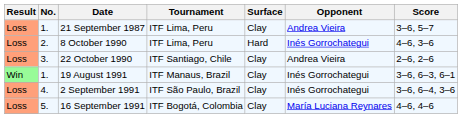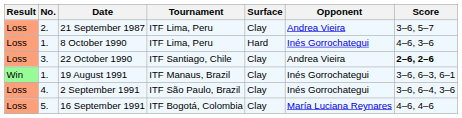(44, 27) 1. -> (44, 27) 2.
(44, 43) 2. -> (44, 43) 1.
(415, 58) normal -> (415, 58) bold
